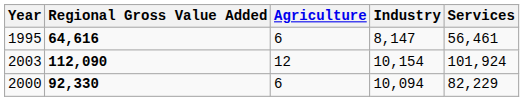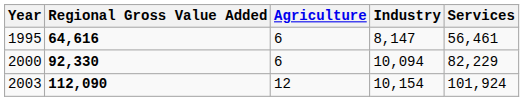rows swapped: (25, 85) <-> (25, 62)
